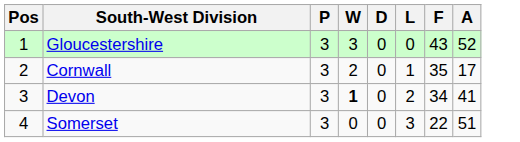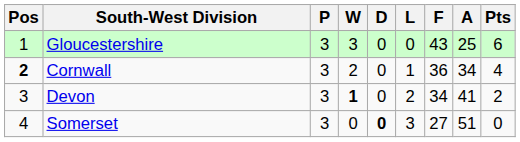+ column: (498, 17)
(467, 44) 52 -> (467, 44) 25
(24, 70) normal -> (24, 70) bold
(438, 70) 35 -> (438, 70) 36
(467, 70) 17 -> (467, 70) 34
(382, 123) normal -> (382, 123) bold
(438, 123) 22 -> (438, 123) 27
